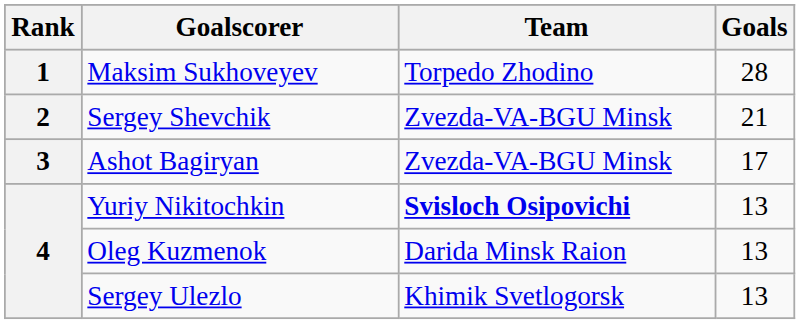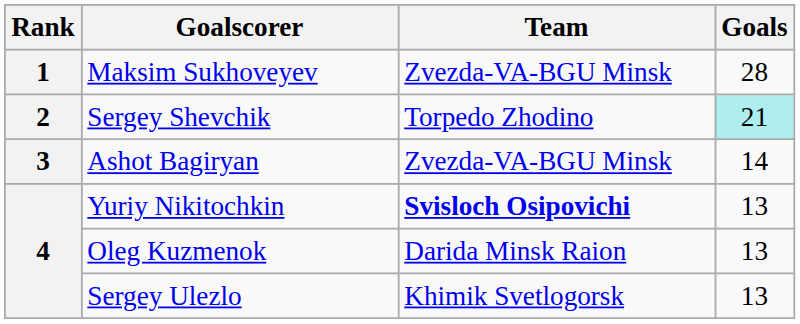(499, 71) Torpedo Zhodino -> (538, 71) Zvezda-VA-BGU Minsk
(538, 116) Zvezda-VA-BGU Minsk -> (499, 116) Torpedo Zhodino
(754, 116) no background -> (754, 116) paleturquoise background
(754, 161) 17 -> (754, 161) 14
